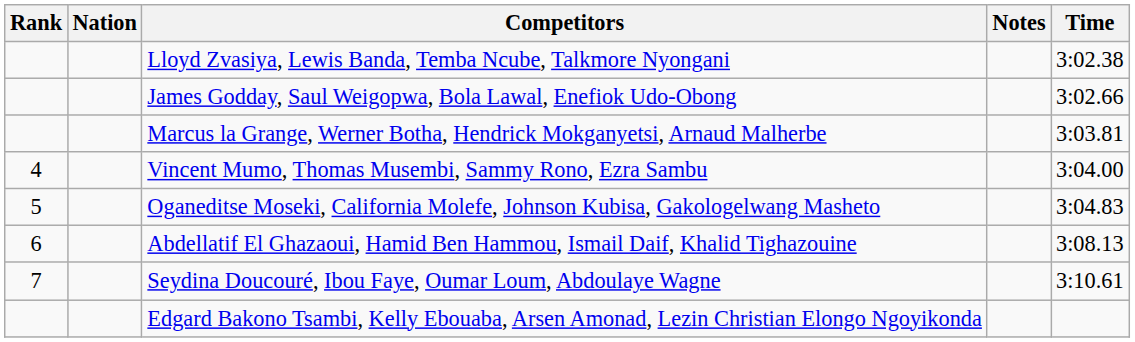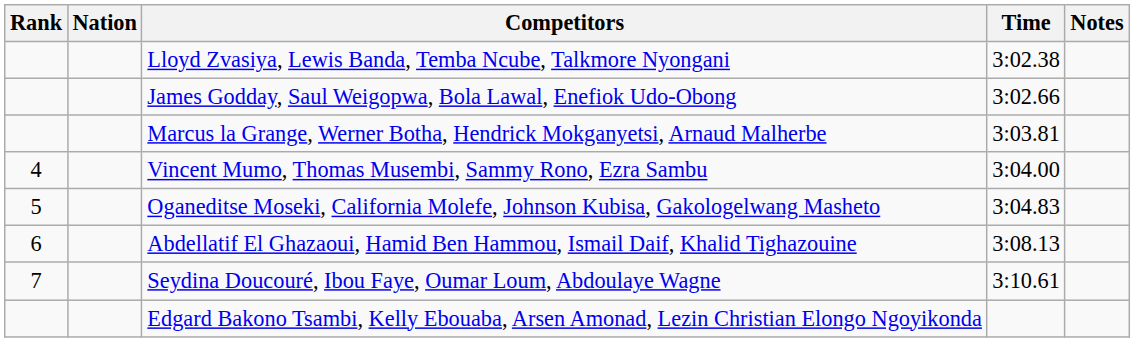columns swapped: (1090, 23) <-> (1019, 23)
